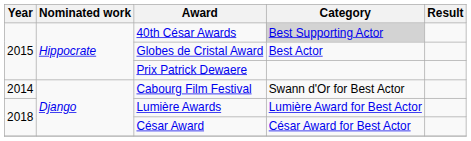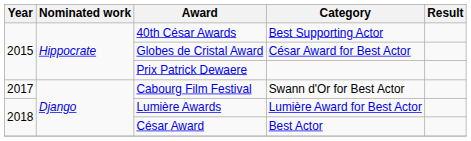(326, 32) lightgrey background -> (326, 32) no background
(296, 51) Best Actor -> (340, 51) César Award for Best Actor
(20, 88) 2014 -> (20, 88) 2017
(340, 126) César Award for Best Actor -> (296, 126) Best Actor
